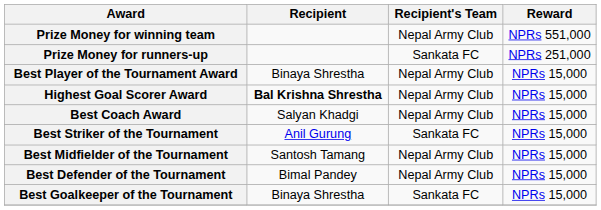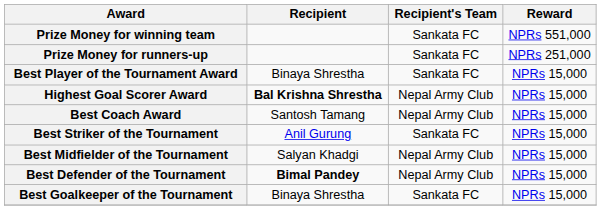(446, 34) Nepal Army Club -> (446, 34) Sankata FC
(446, 74) Nepal Army Club -> (446, 74) Sankata FC
(318, 114) Salyan Khadgi -> (318, 114) Santosh Tamang
(318, 154) Santosh Tamang -> (318, 154) Salyan Khadgi
(318, 174) normal -> (318, 174) bold
